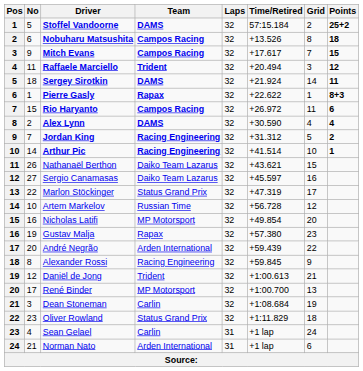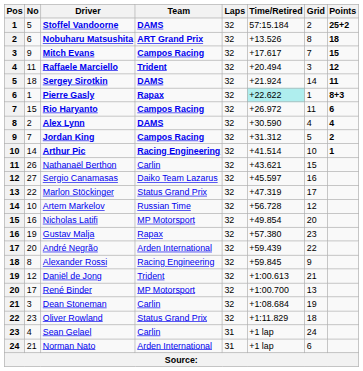(171, 39) Campos Racing -> (170, 39) ART Grand Prix
(265, 94) no background -> (265, 94) paleturquoise background
(179, 136) Racing Engineering -> (171, 136) Campos Racing
(177, 164) Daiko Team Lazarus -> (149, 164) Carlin
